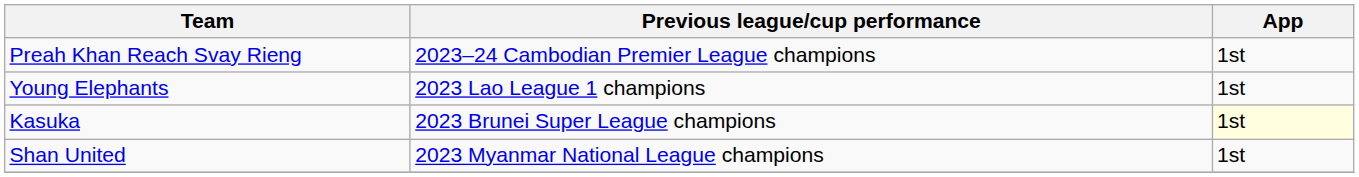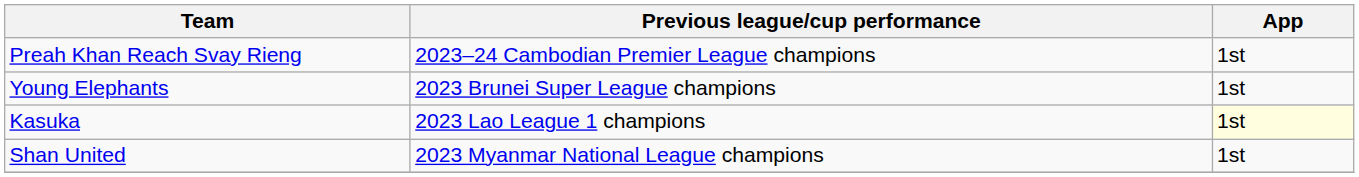(560, 88) 2023 Lao League 1 champions -> (596, 88) 2023 Brunei Super League champions
(596, 121) 2023 Brunei Super League champions -> (560, 121) 2023 Lao League 1 champions
